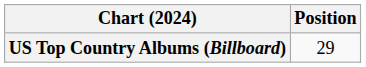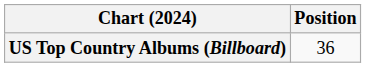(326, 47) 29 -> (326, 47) 36
